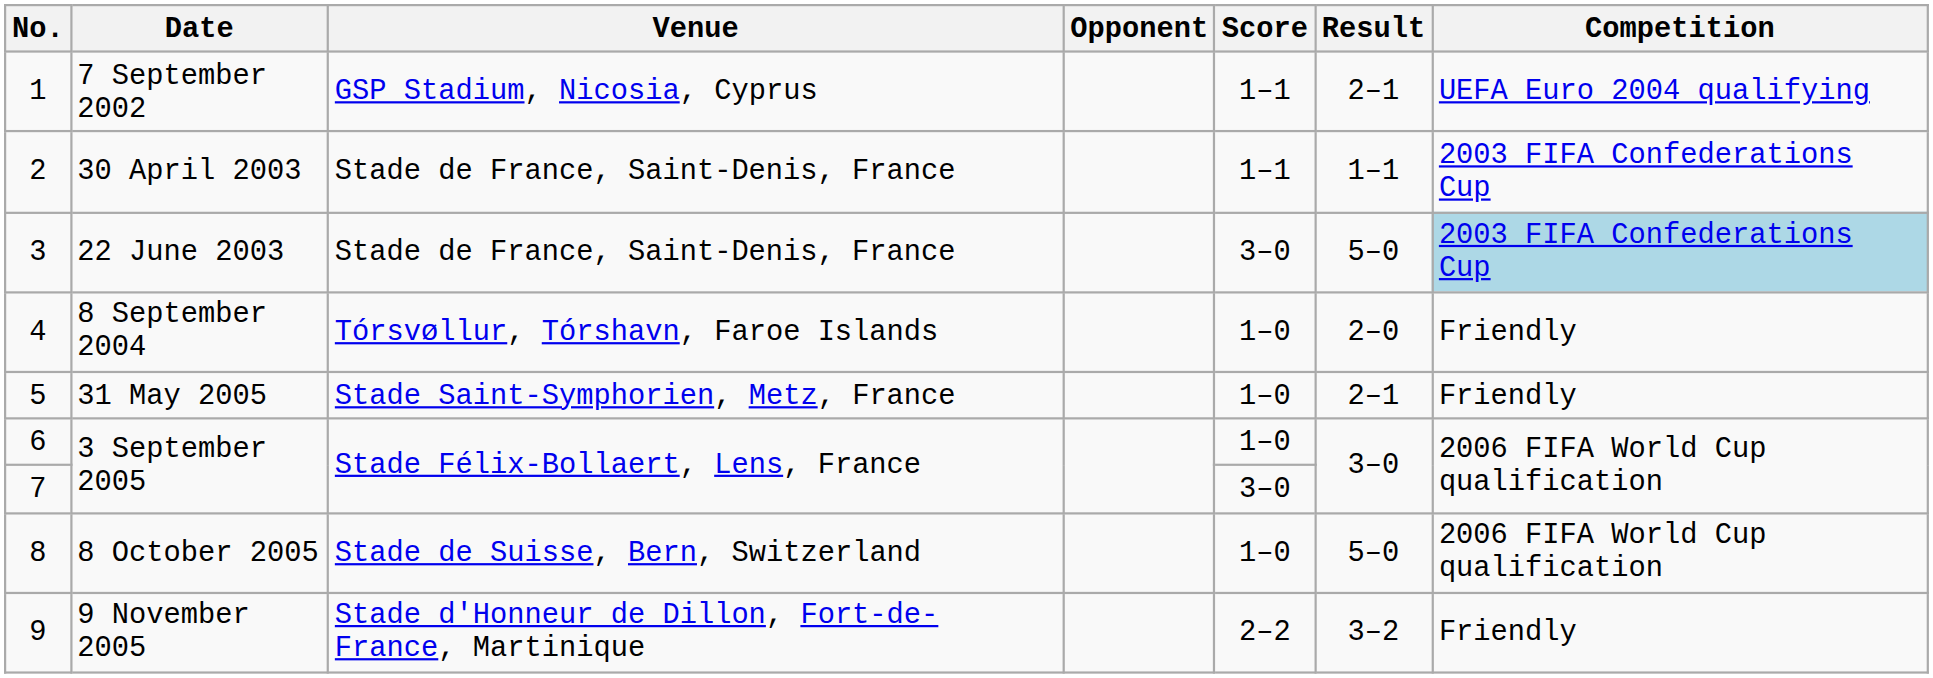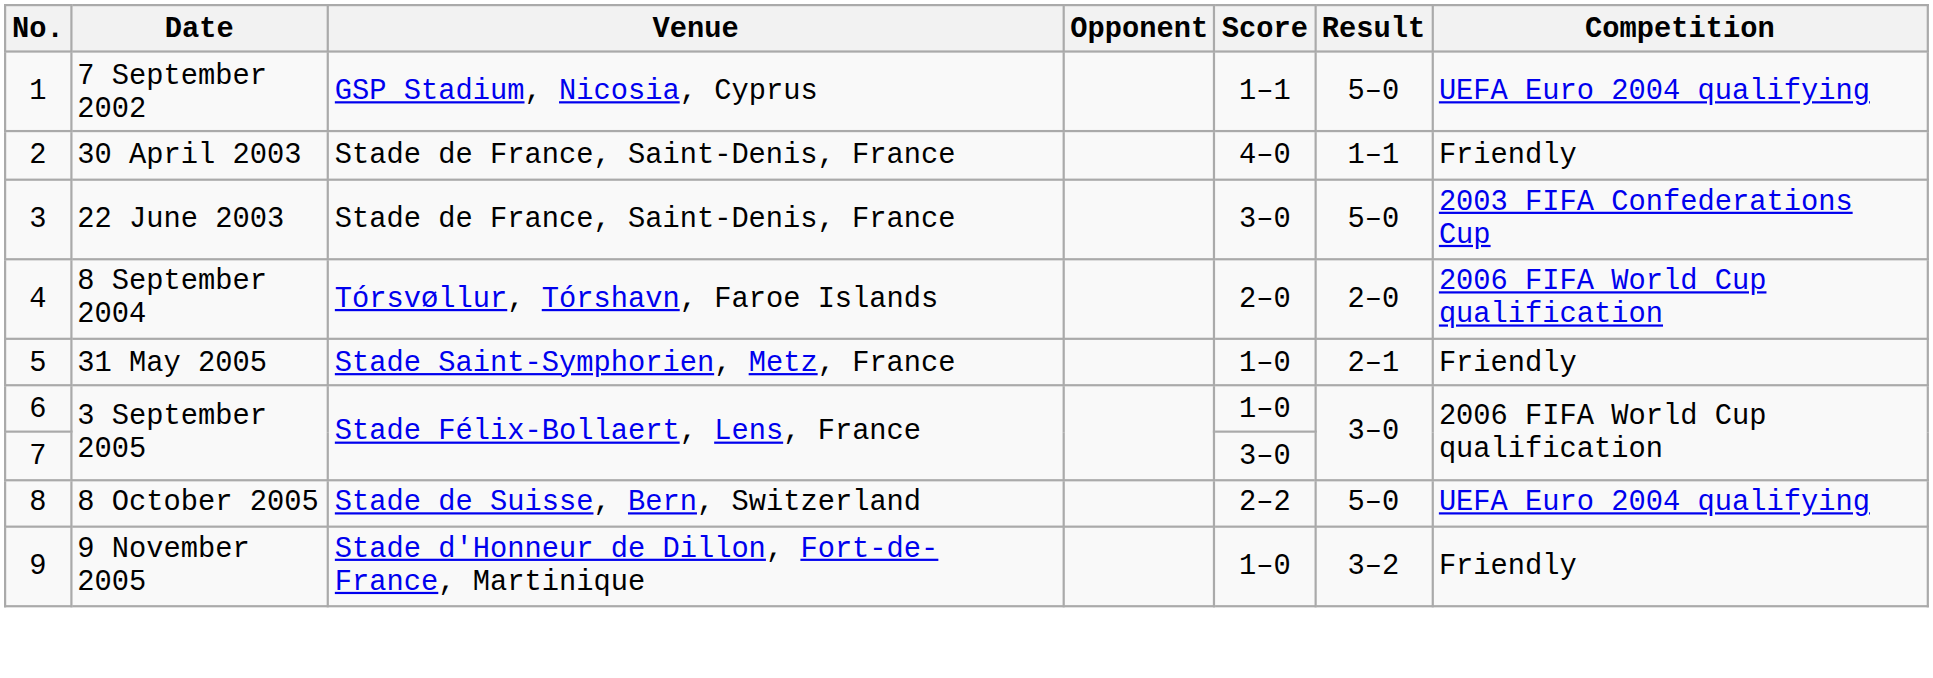(1373, 92) 2–1 -> (1373, 92) 5–0
(1265, 172) 1–1 -> (1265, 155) 4–0
(1646, 172) 2003 FIFA Confederations Cup -> (1508, 155) Friendly
(1646, 252) lightblue background -> (1646, 219) no background
(1265, 332) 1–0 -> (1265, 299) 2–0
(1508, 332) Friendly -> (1603, 299) 2006 FIFA World Cup qualification
(1265, 552) 1–0 -> (1265, 503) 2–2
(1603, 552) 2006 FIFA World Cup qualification -> (1654, 503) UEFA Euro 2004 qualifying
(1265, 632) 2–2 -> (1265, 566) 1–0
